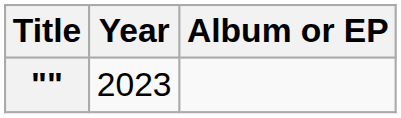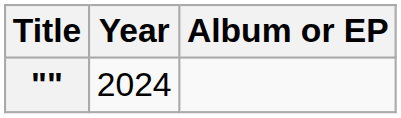(134, 84) 2023 -> (134, 84) 2024
